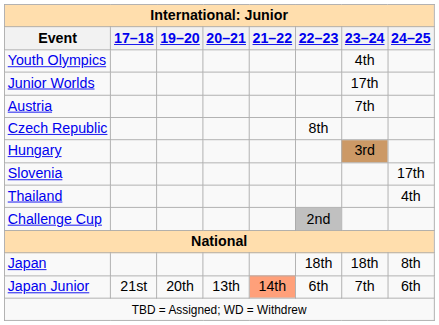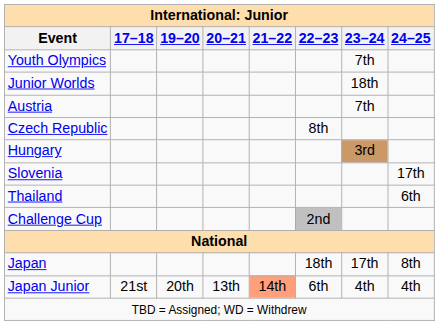(365, 60) 4th -> (365, 60) 7th
(365, 83) 17th -> (365, 83) 18th
(411, 196) 4th -> (411, 196) 6th
(365, 264) 18th -> (365, 264) 17th
(365, 286) 7th -> (365, 286) 4th
(411, 286) 6th -> (411, 286) 4th
